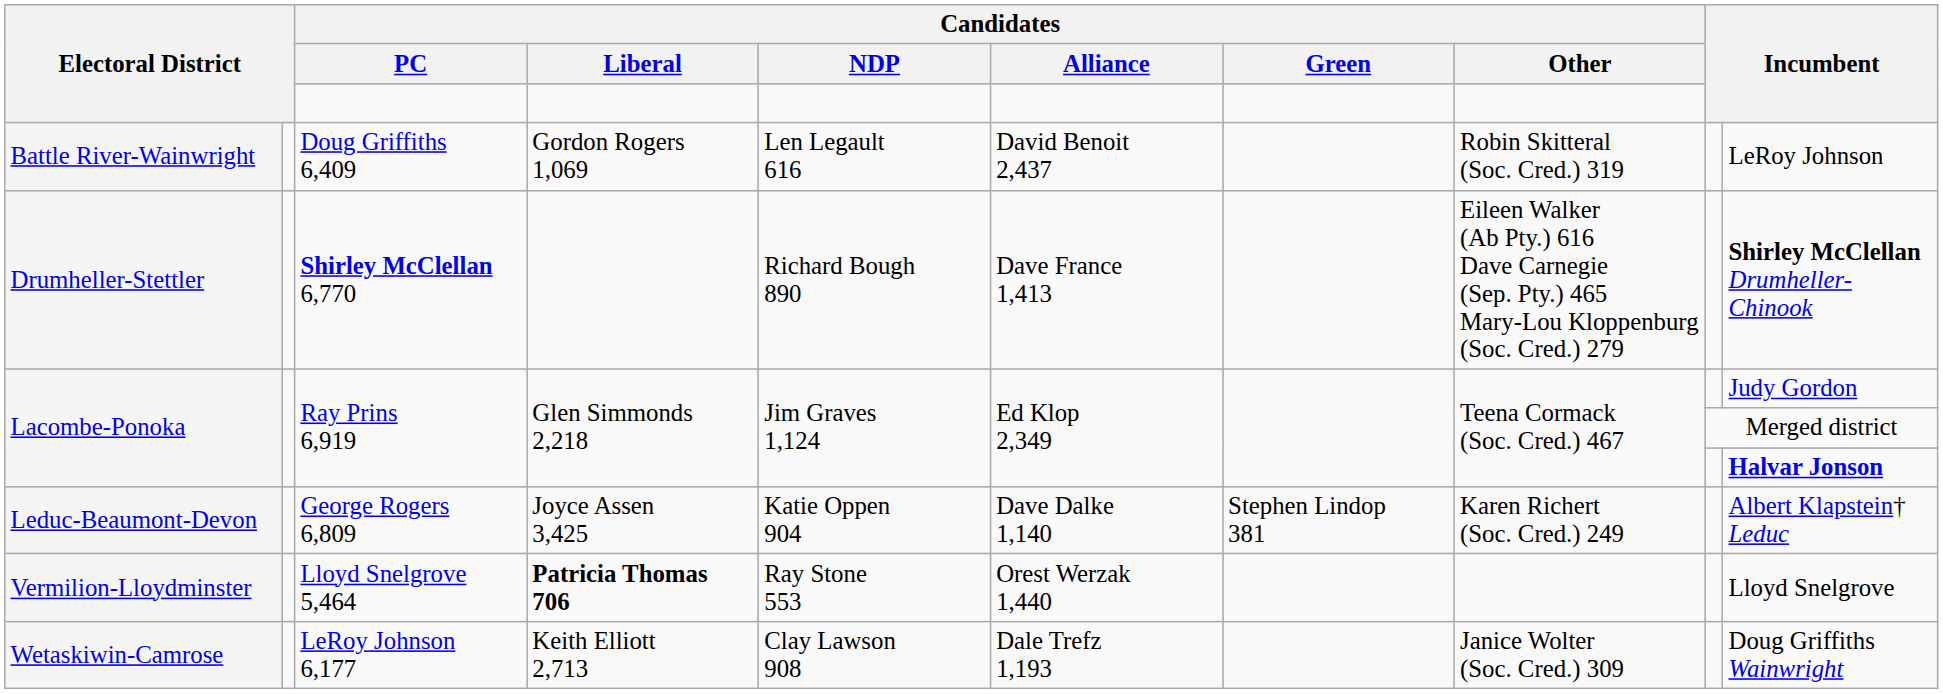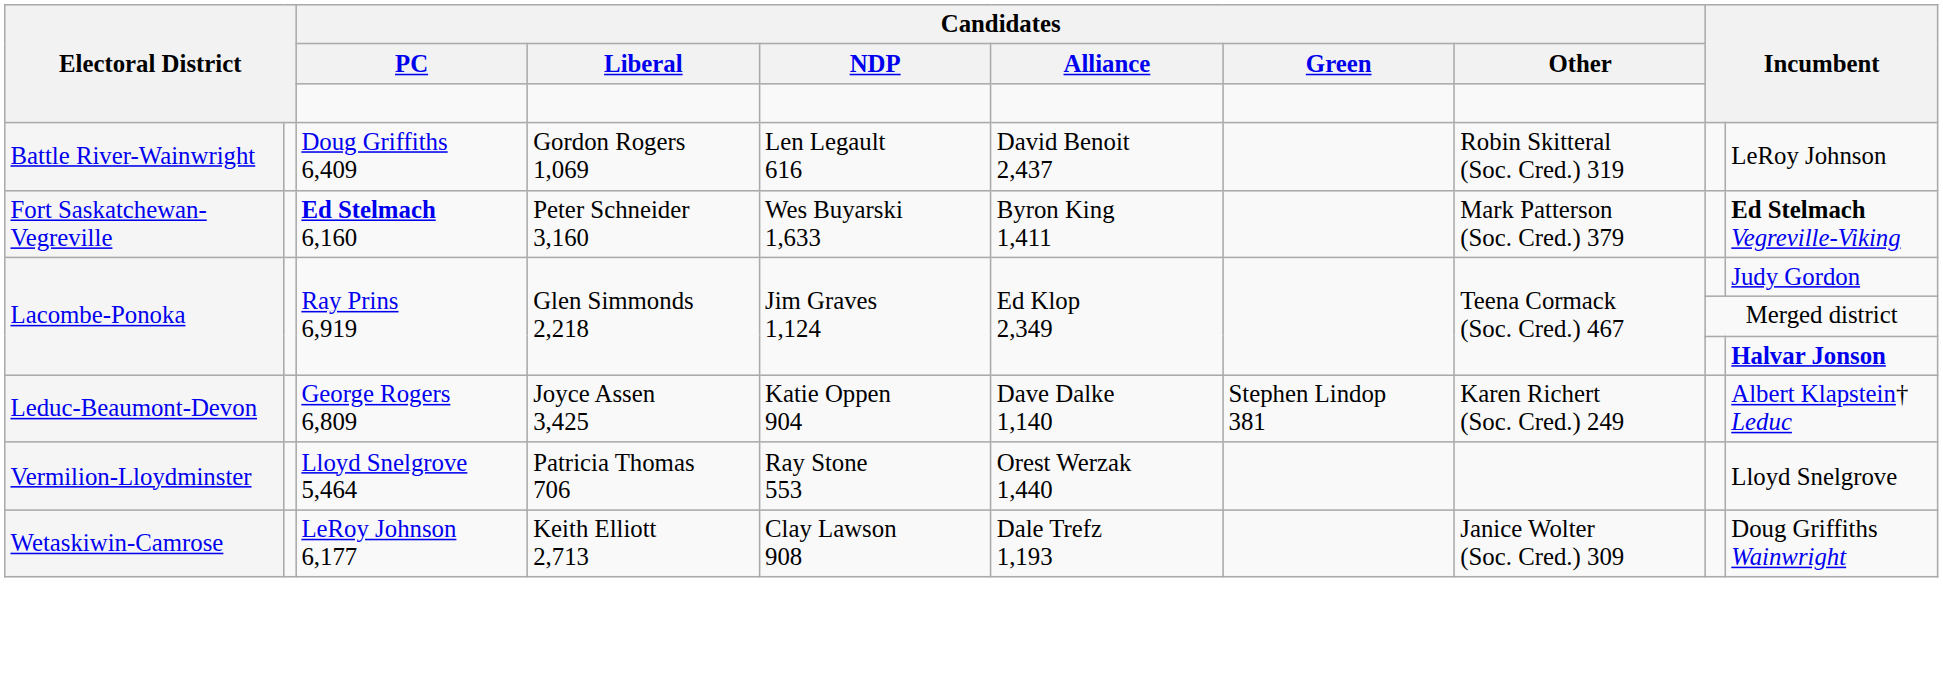- row: (107, 279)
+ row: (109, 223)
(620, 587) bold -> (614, 475) normal
